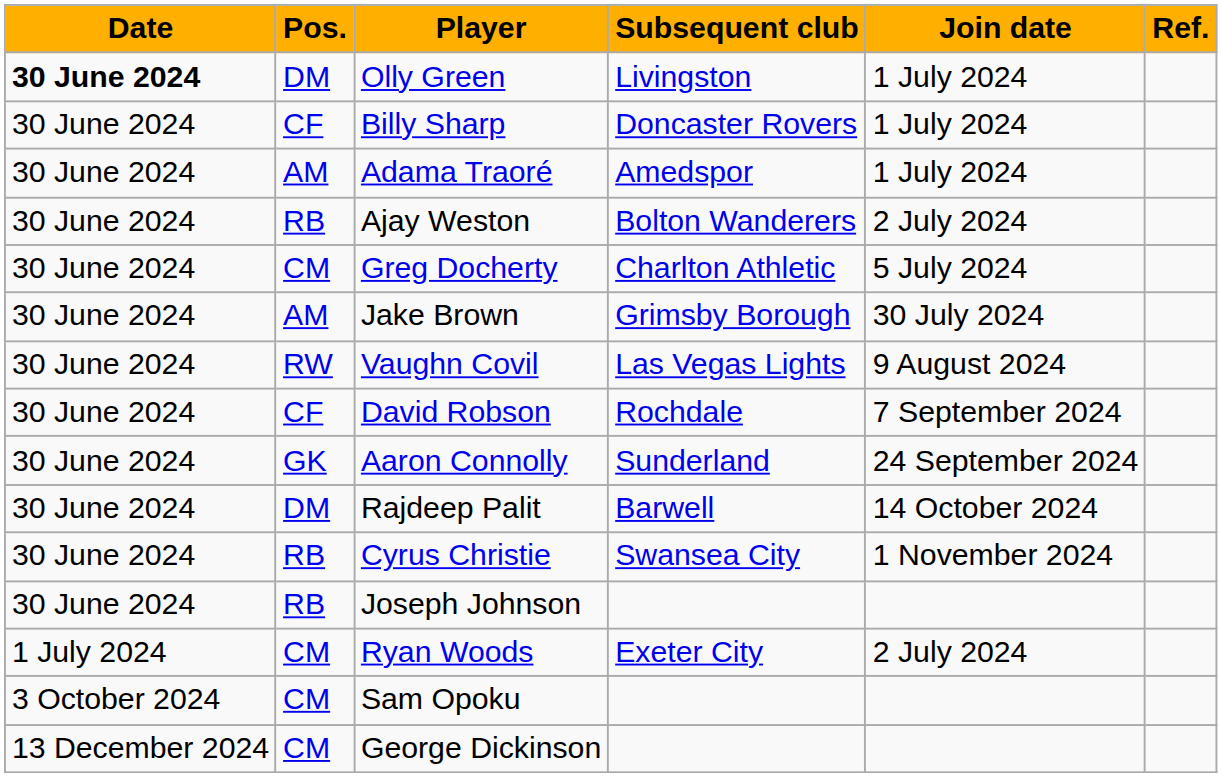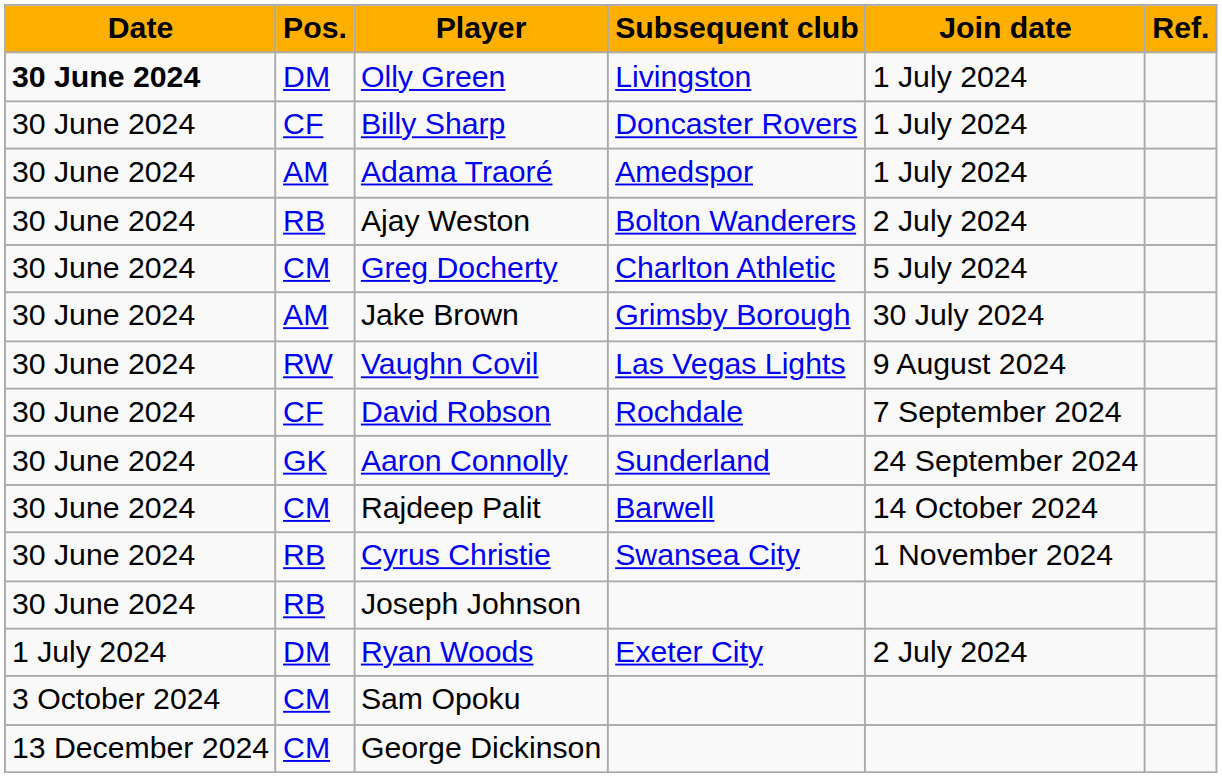(307, 508) DM -> (307, 508) CM
(307, 651) CM -> (307, 651) DM
